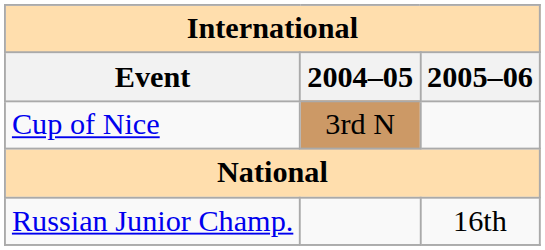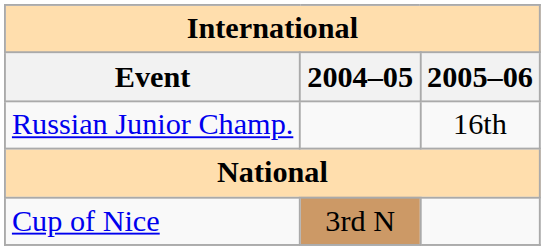rows swapped: (86, 124) <-> (153, 220)
